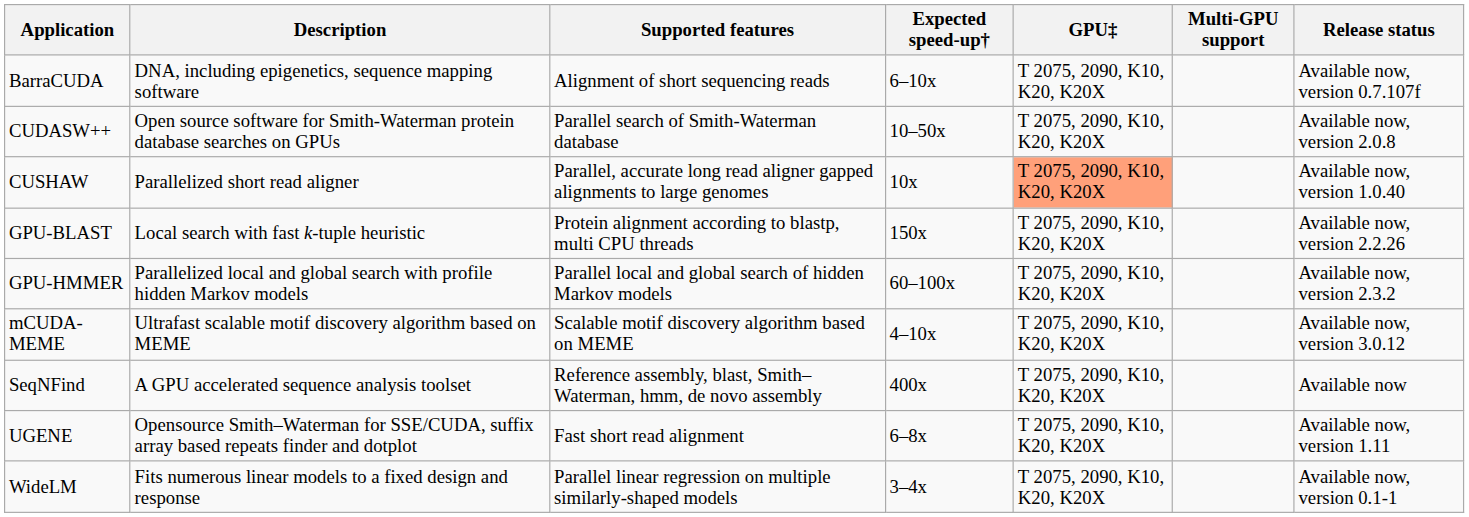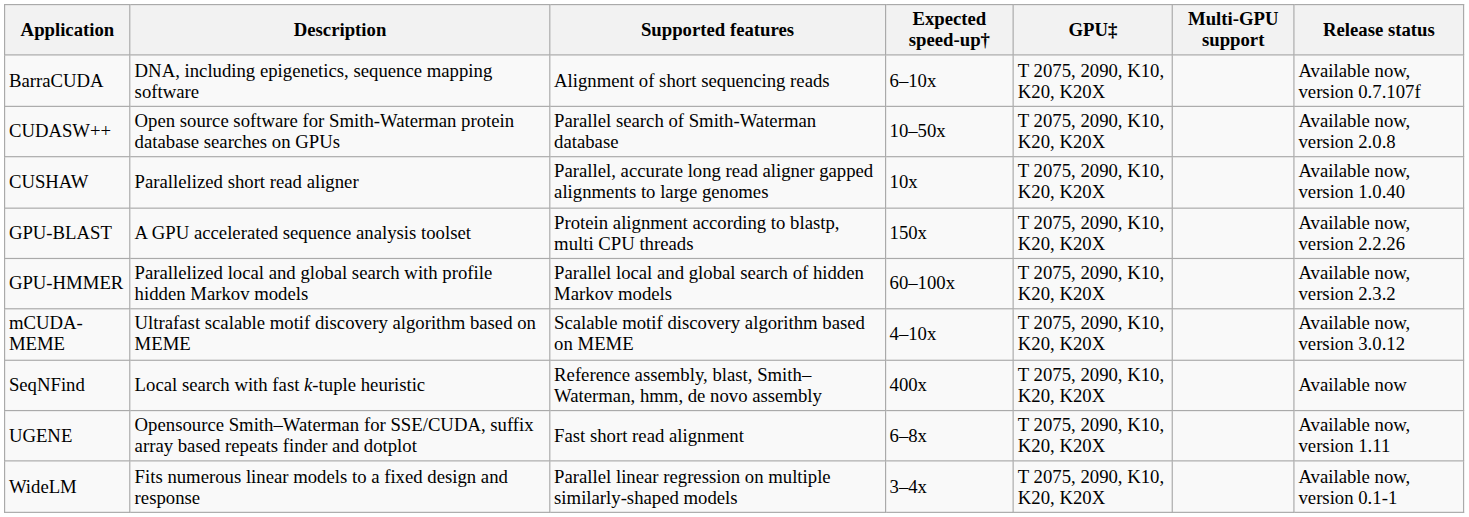(1091, 182) lightsalmon background -> (1091, 182) no background
(280, 232) Local search with fast k-tuple heuristic -> (303, 232) A GPU accelerated sequence analysis toolset
(303, 385) A GPU accelerated sequence analysis toolset -> (280, 385) Local search with fast k-tuple heuristic
